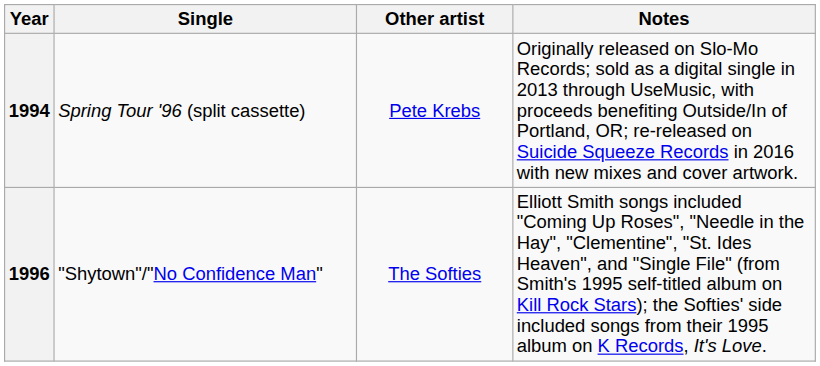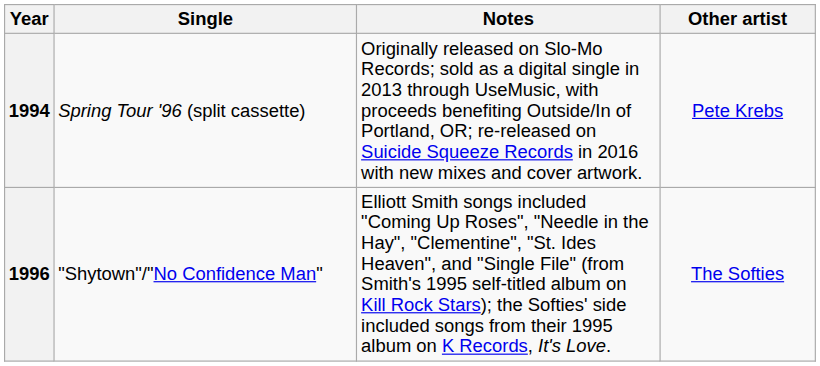columns swapped: (435, 19) <-> (664, 19)
